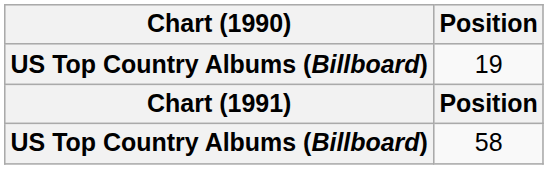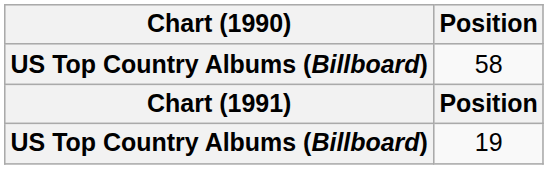rows swapped: (489, 143) <-> (489, 63)
